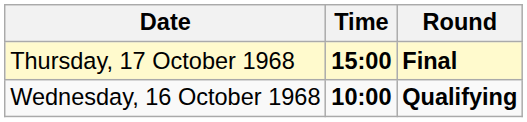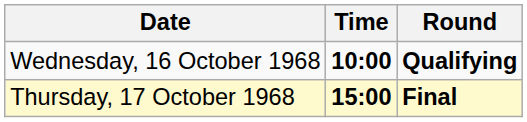rows swapped: (165, 97) <-> (152, 60)
